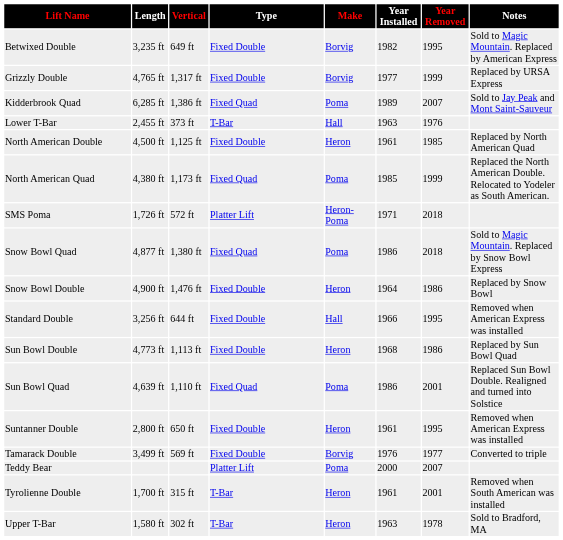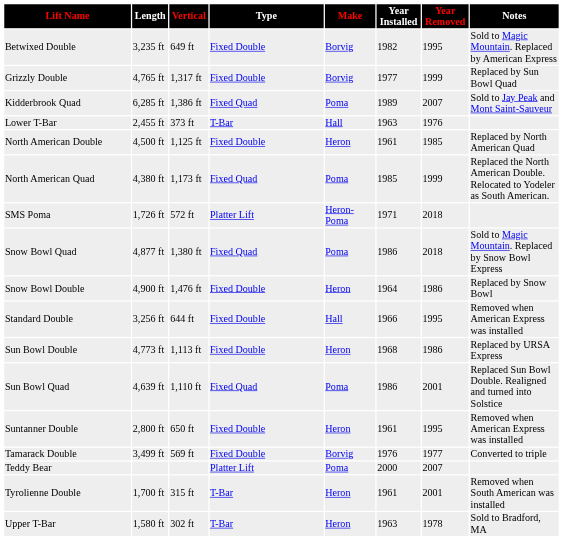(510, 78) Replaced by URSA Express -> (505, 78) Replaced by Sun Bowl Quad
(505, 350) Replaced by Sun Bowl Quad -> (510, 350) Replaced by URSA Express
